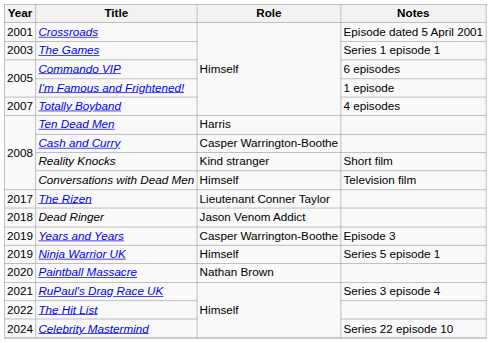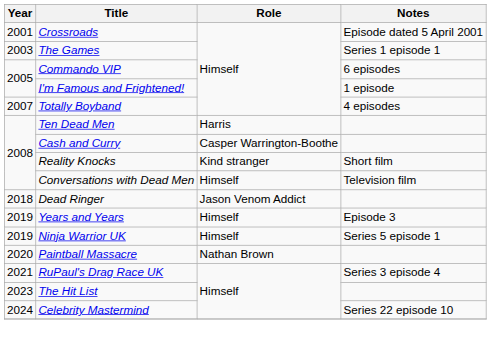- row: (65, 198)
(269, 236) Casper Warrington-Boothe -> (219, 217) Himself
(20, 310) 2022 -> (20, 291) 2023
